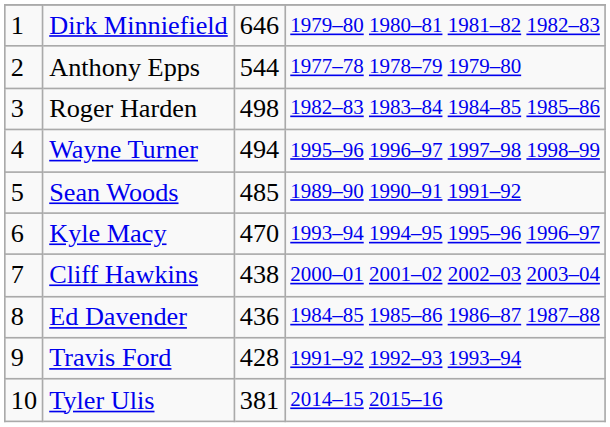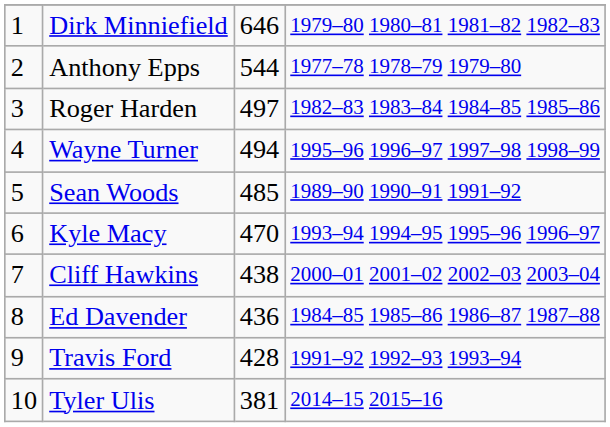(260, 108) 498 -> (260, 108) 497
